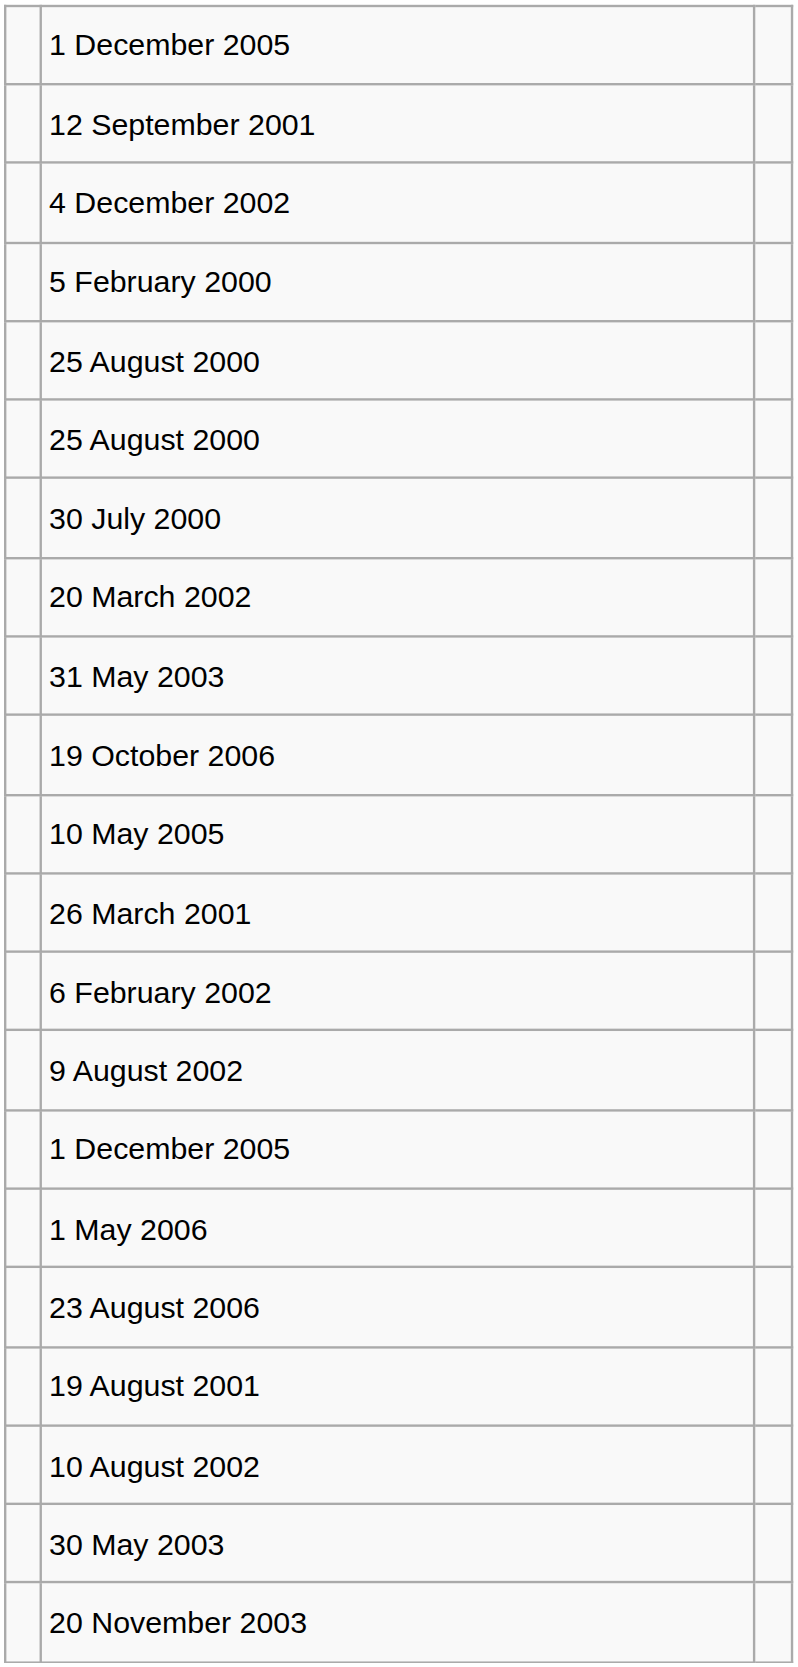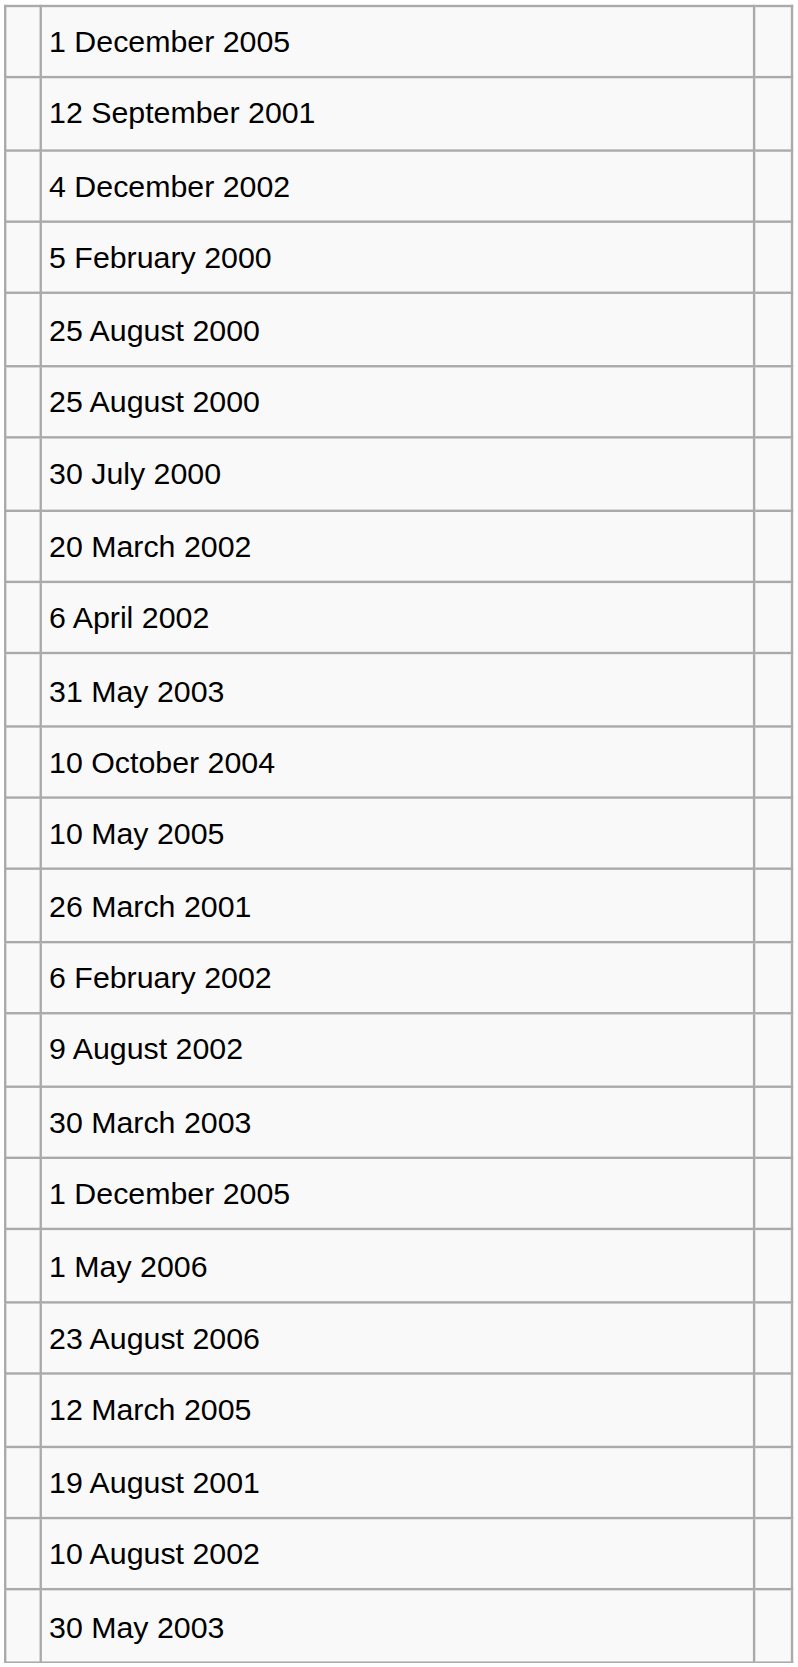+ row: (24, 618)
+ row: (24, 762)
- row: (24, 755)
+ row: (24, 1122)
+ row: (24, 1410)
- row: (24, 1623)
